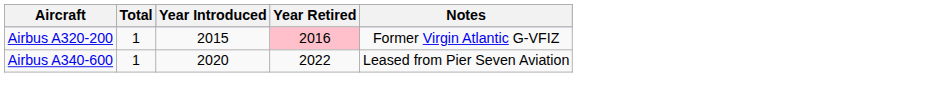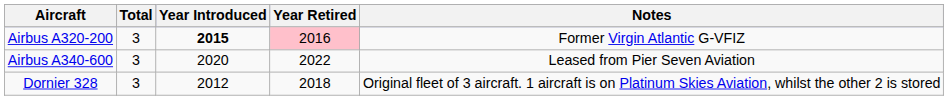(136, 38) 1 -> (136, 38) 3
(213, 38) normal -> (213, 38) bold
(136, 60) 1 -> (136, 60) 3
+ row: (60, 83)
